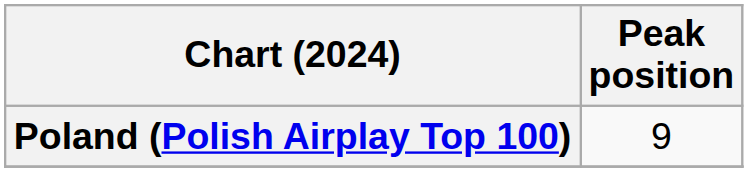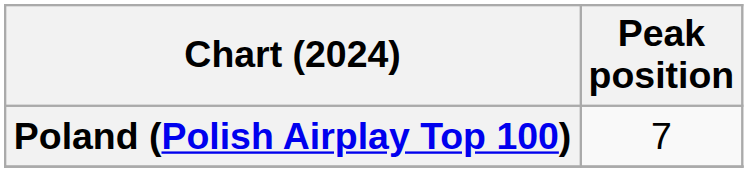(661, 135) 9 -> (661, 135) 7
